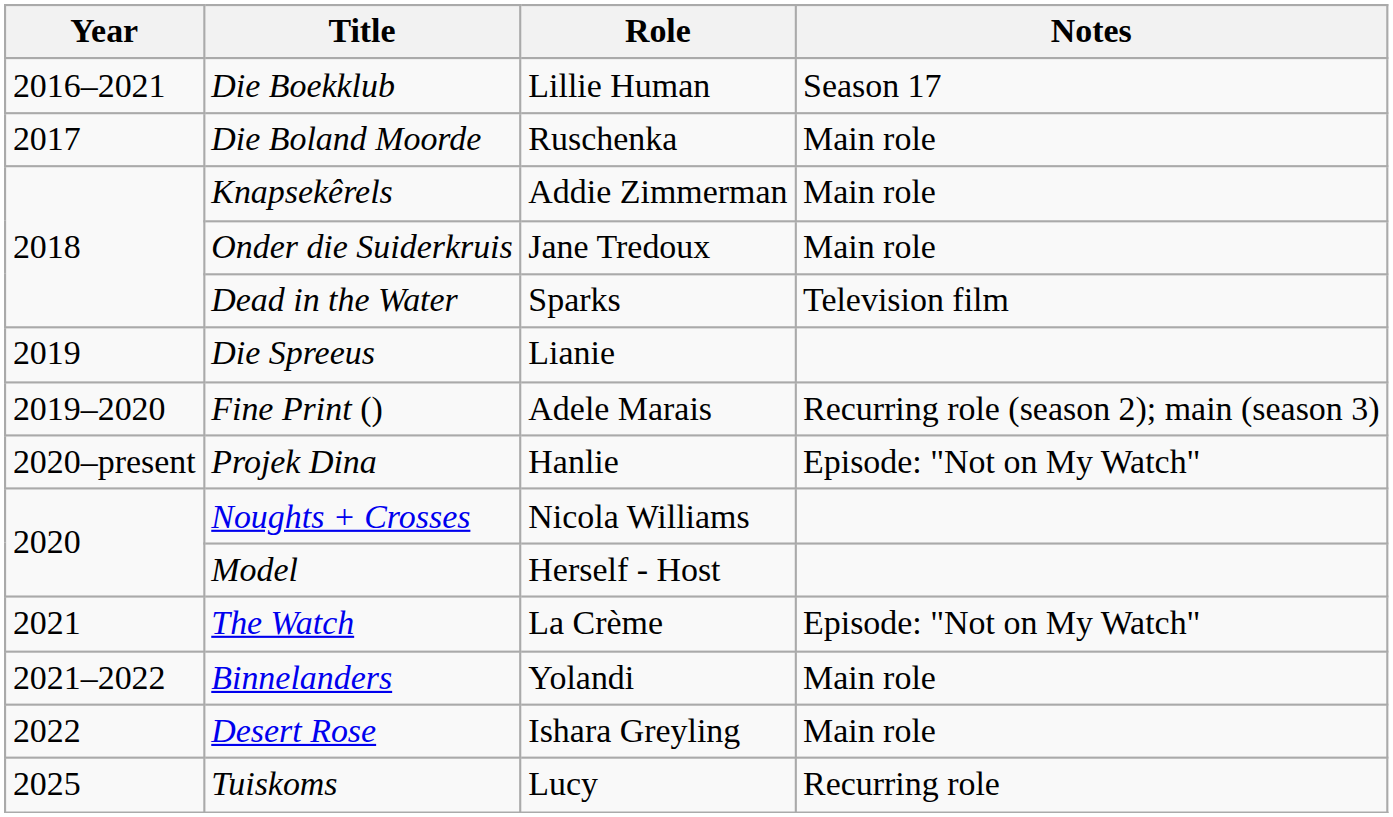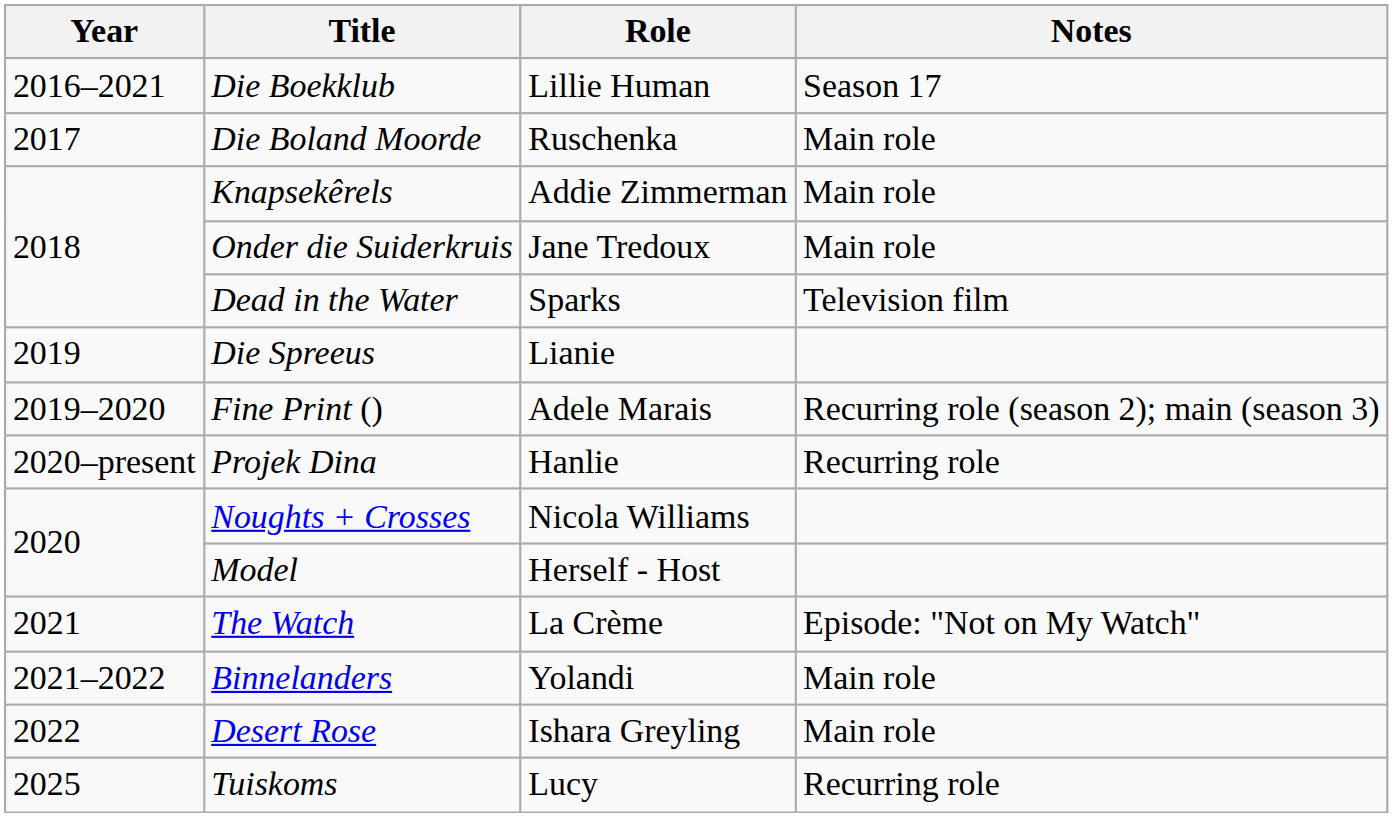(1002, 461) Episode: "Not on My Watch" -> (901, 461) Recurring role
